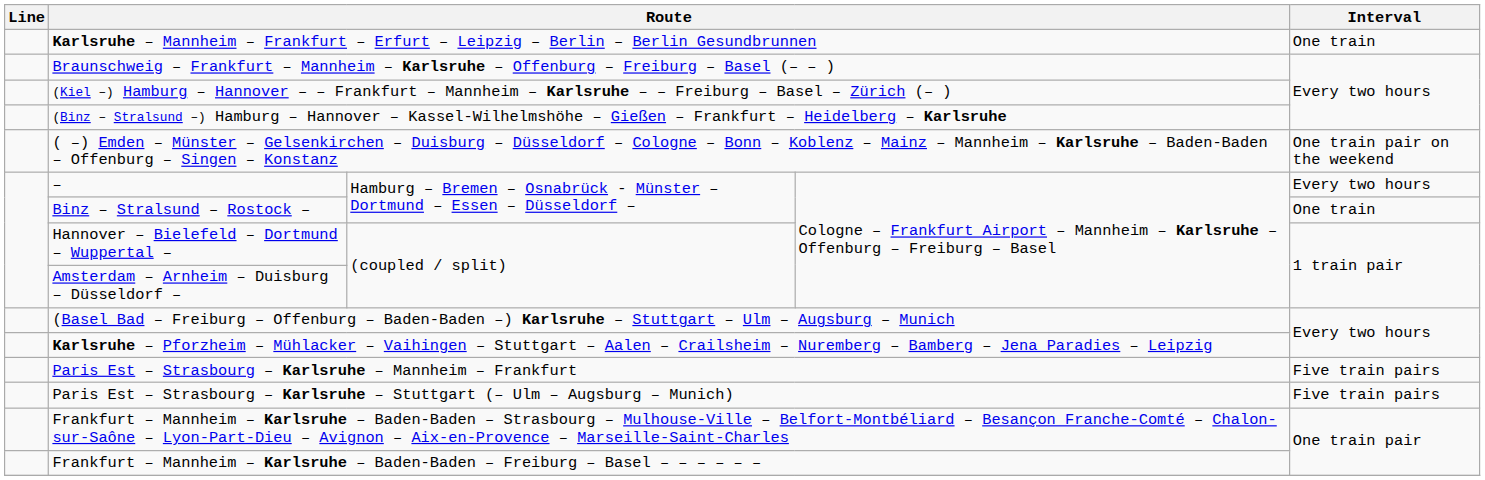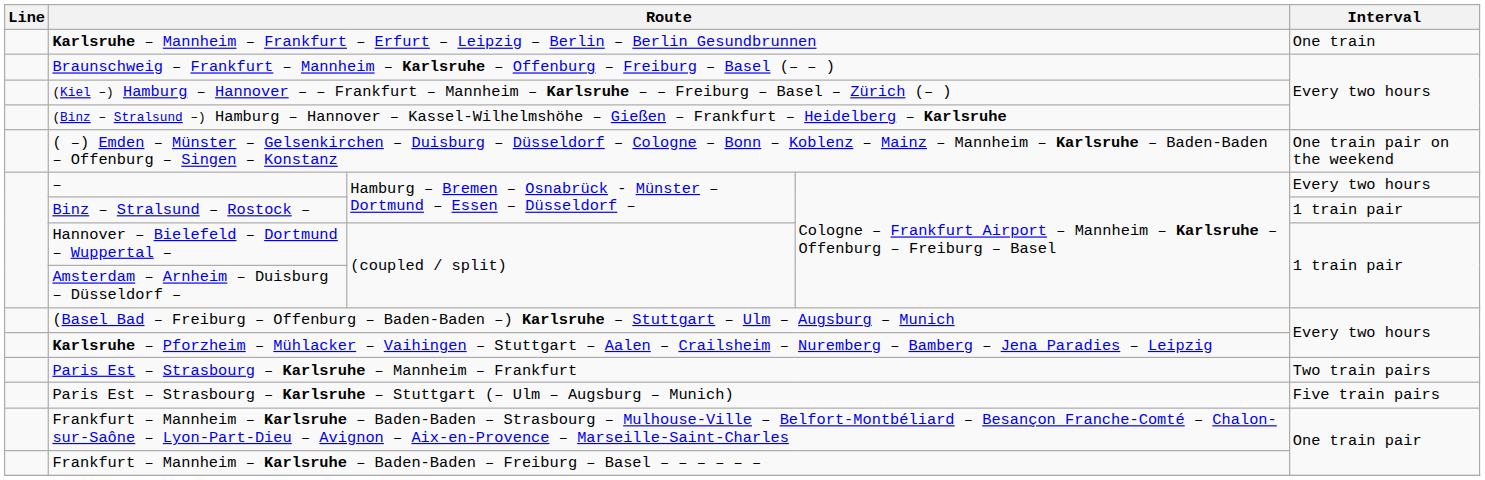(1334, 210) One train -> (1348, 210) 1 train pair
(1366, 370) Five train pairs -> (1362, 370) Two train pairs
